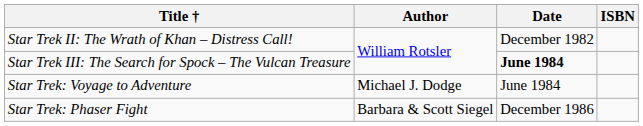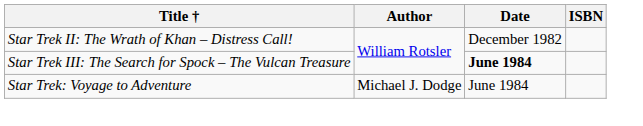- row: (78, 109)
